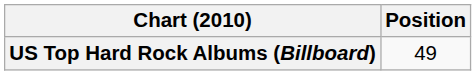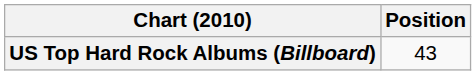(426, 53) 49 -> (426, 53) 43
